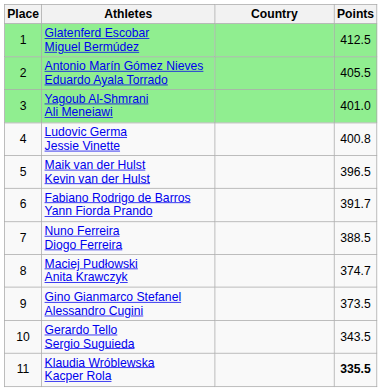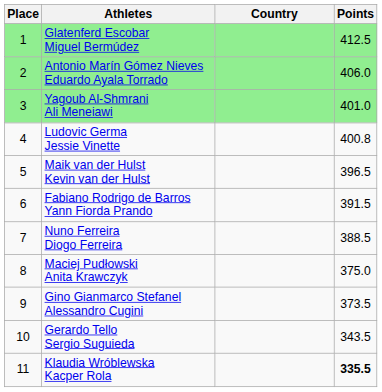(356, 73) 405.5 -> (356, 73) 406.0
(356, 205) 391.7 -> (356, 205) 391.5
(356, 271) 374.7 -> (356, 271) 375.0
